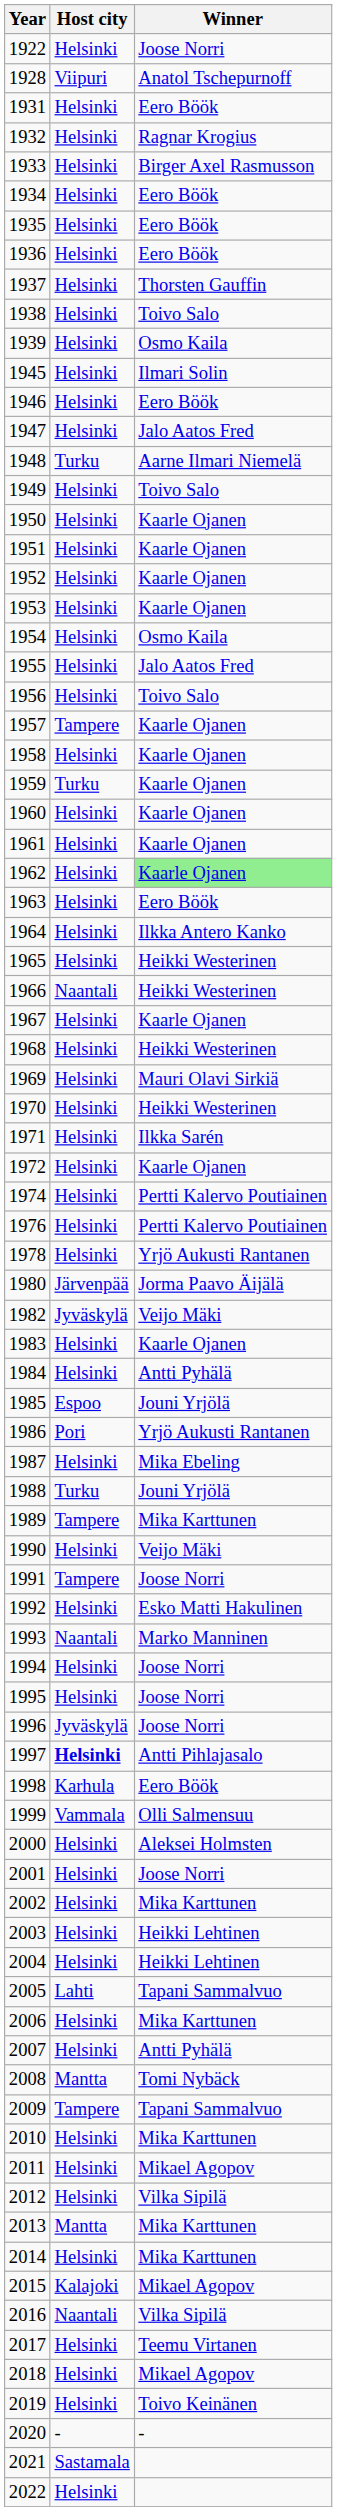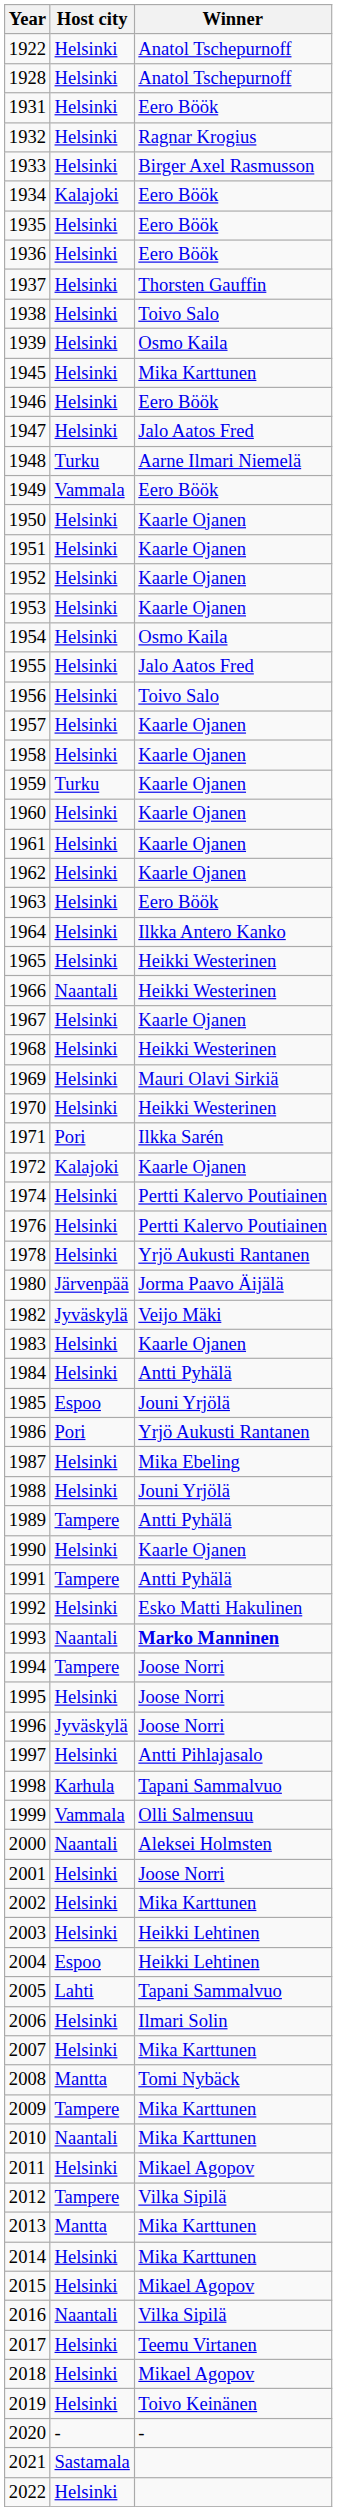(181, 48) Joose Norri -> (215, 48) Anatol Tschepurnoff
(81, 78) Viipuri -> (86, 78) Helsinki
(86, 195) Helsinki -> (86, 195) Kalajoki
(183, 372) Ilmari Solin -> (197, 372) Mika Karttunen
(86, 490) Helsinki -> (90, 490) Vammala
(179, 490) Toivo Salo -> (178, 490) Eero Böök
(87, 725) Tampere -> (86, 725) Helsinki
(192, 872) lightgreen background -> (192, 872) no background
(86, 1137) Helsinki -> (70, 1137) Pori
(86, 1167) Helsinki -> (86, 1167) Kalajoki
(77, 1490) Turku -> (86, 1490) Helsinki
(197, 1520) Mika Karttunen -> (185, 1520) Antti Pyhälä
(180, 1549) Veijo Mäki -> (192, 1549) Kaarle Ojanen
(181, 1579) Joose Norri -> (185, 1579) Antti Pyhälä
(203, 1638) normal -> (209, 1638) bold
(86, 1667) Helsinki -> (87, 1667) Tampere
(88, 1755) bold -> (86, 1755) normal
(178, 1785) Eero Böök -> (210, 1785) Tapani Sammalvuo
(86, 1844) Helsinki -> (86, 1844) Naantali
(86, 1961) Helsinki -> (78, 1961) Espoo
(197, 2020) Mika Karttunen -> (183, 2020) Ilmari Solin
(185, 2050) Antti Pyhälä -> (197, 2050) Mika Karttunen
(210, 2109) Tapani Sammalvuo -> (197, 2109) Mika Karttunen
(86, 2138) Helsinki -> (86, 2138) Naantali
(86, 2197) Helsinki -> (87, 2197) Tampere
(86, 2285) Kalajoki -> (86, 2285) Helsinki
